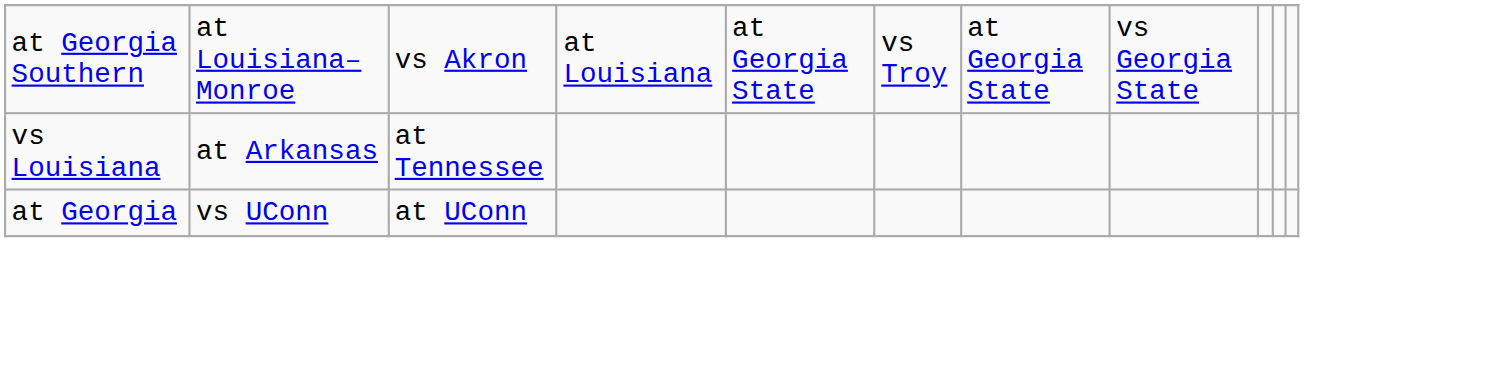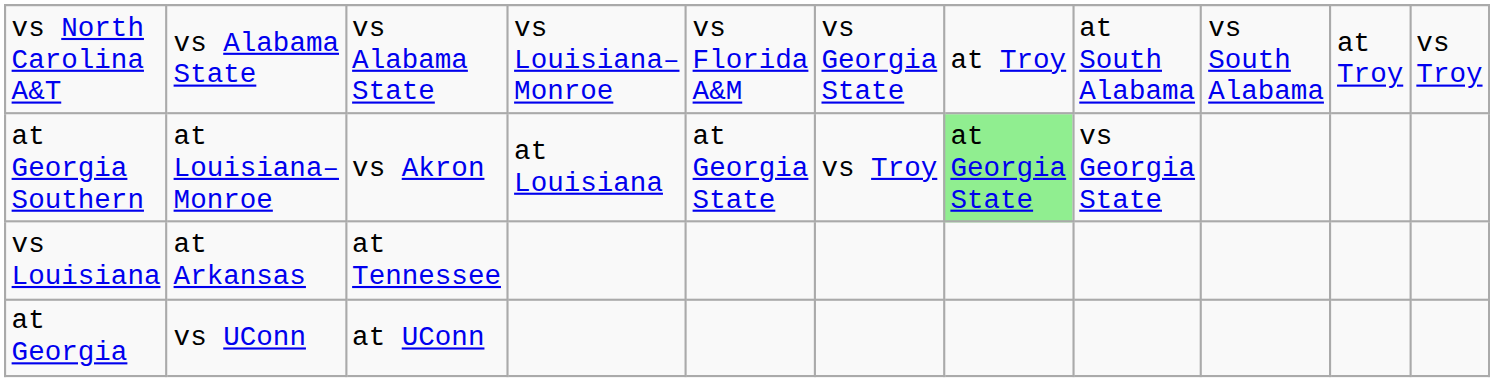+ row: (78, 59)
(1025, 59) no background -> (1008, 168) lightgreen background
